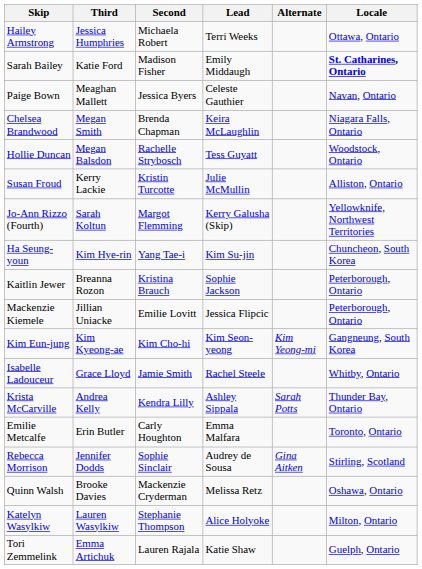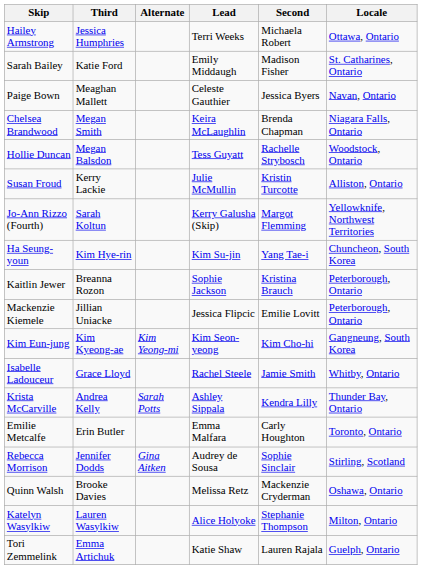columns swapped: (169, 13) <-> (299, 13)
(363, 65) bold -> (361, 65) normal
